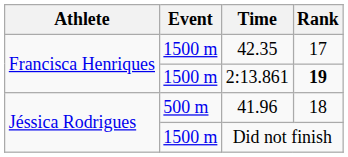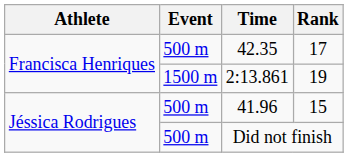(190, 49) 1500 m -> (186, 49) 500 m
(318, 78) bold -> (318, 78) normal
(318, 107) 18 -> (318, 107) 15
(190, 137) 1500 m -> (186, 137) 500 m
